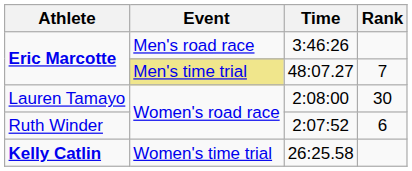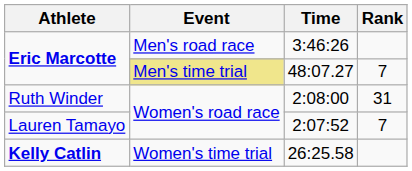(67, 99) Lauren Tamayo -> (56, 99) Ruth Winder
(382, 99) 30 -> (382, 99) 31
(56, 126) Ruth Winder -> (67, 126) Lauren Tamayo
(382, 126) 6 -> (382, 126) 7
